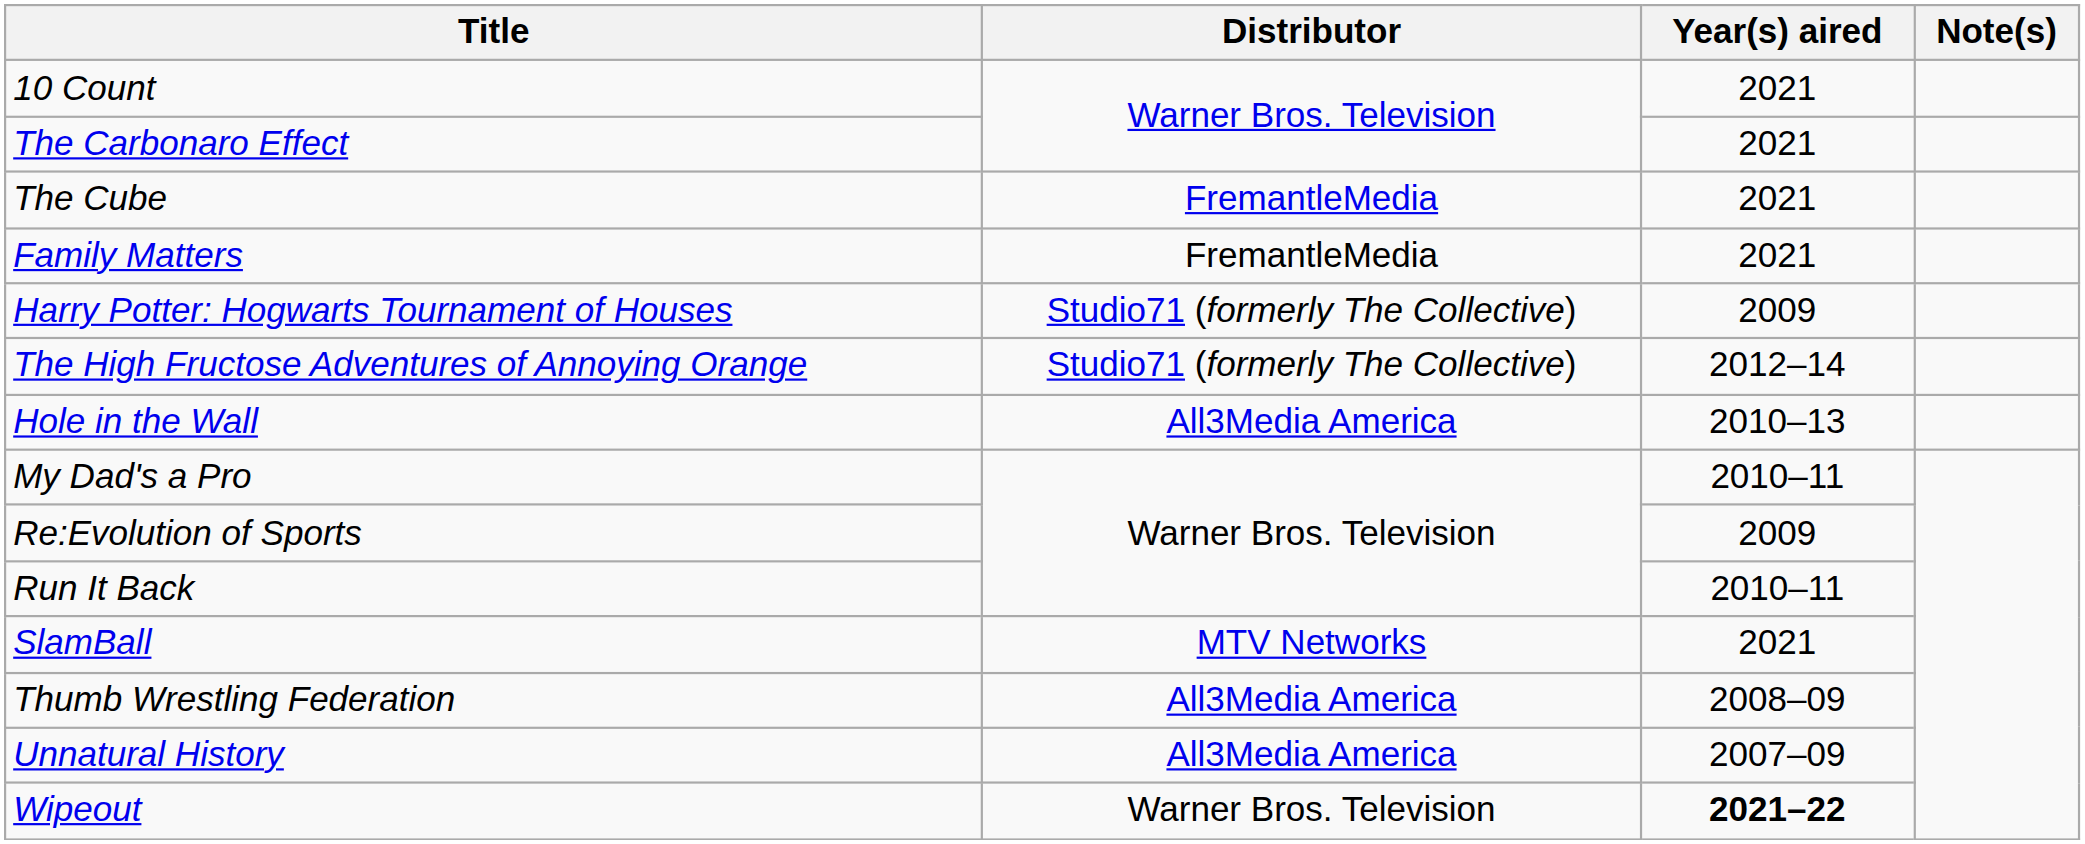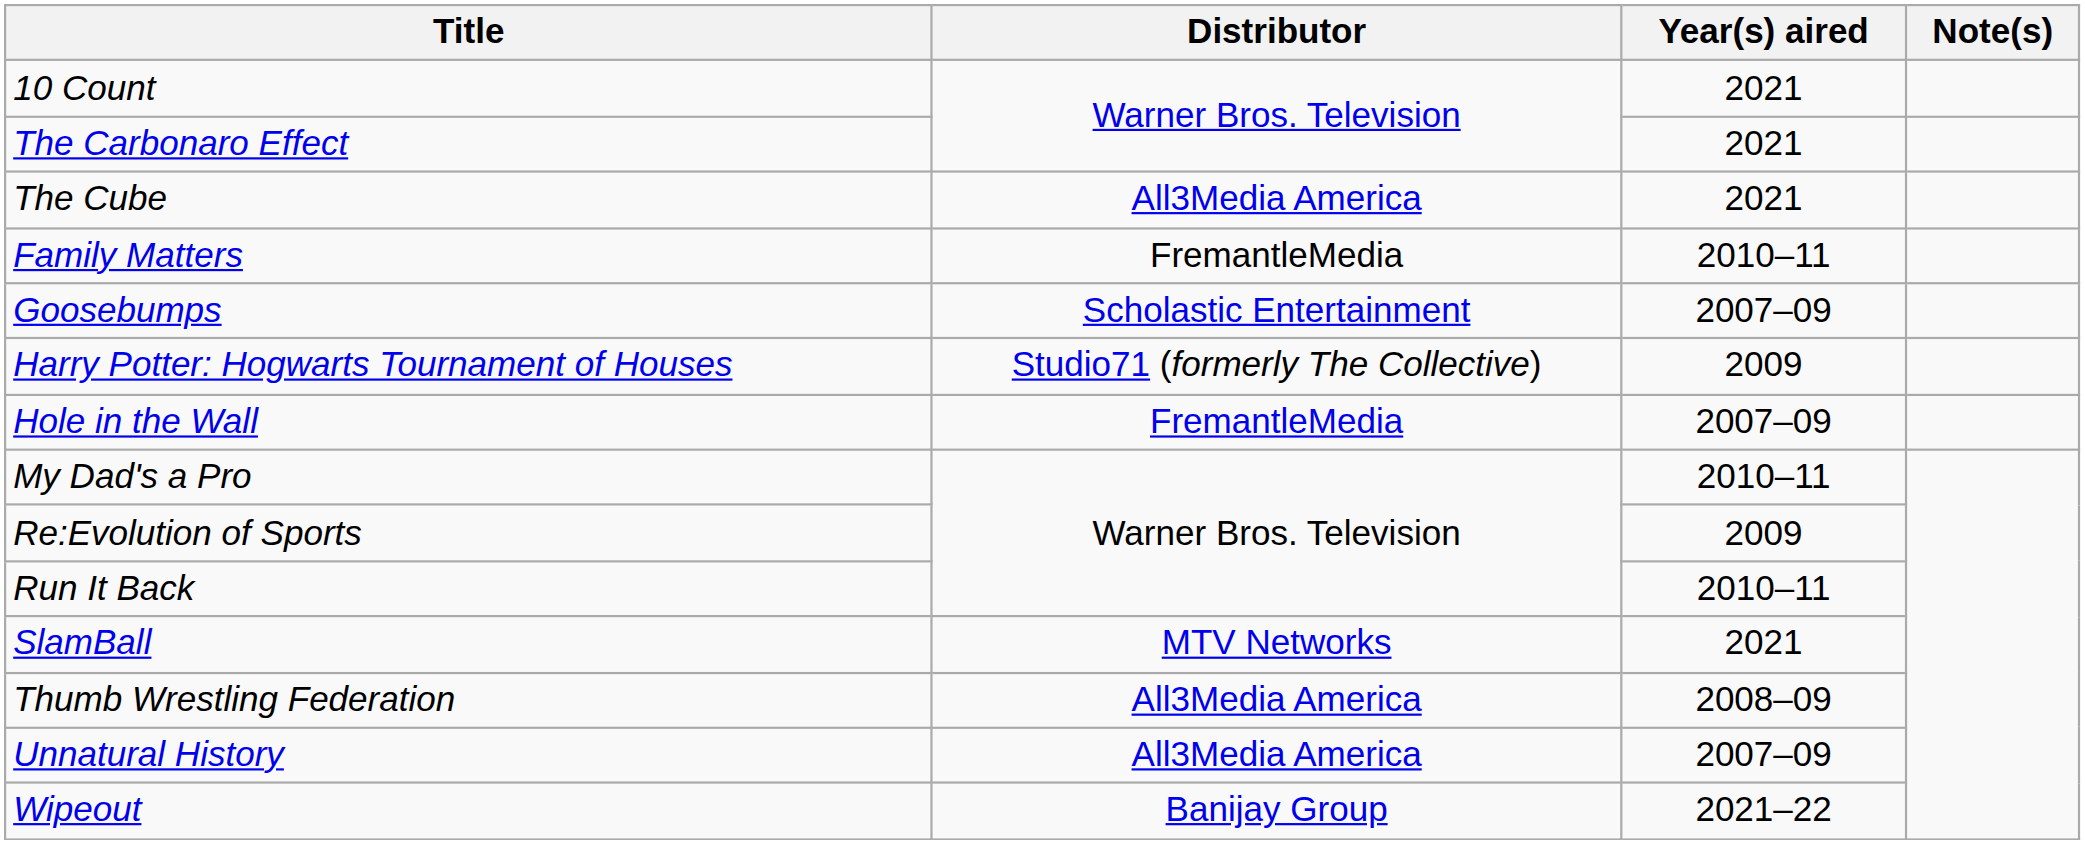(1312, 198) FremantleMedia -> (1277, 198) All3Media America
(1777, 254) 2021 -> (1764, 254) 2010–11
+ row: (117, 310)
- row: (410, 365)
(1311, 421) All3Media America -> (1277, 421) FremantleMedia
(1777, 421) 2010–13 -> (1764, 421) 2007–09
(1311, 810) Warner Bros. Television -> (1277, 810) Banijay Group
(1777, 810) bold -> (1764, 810) normal
